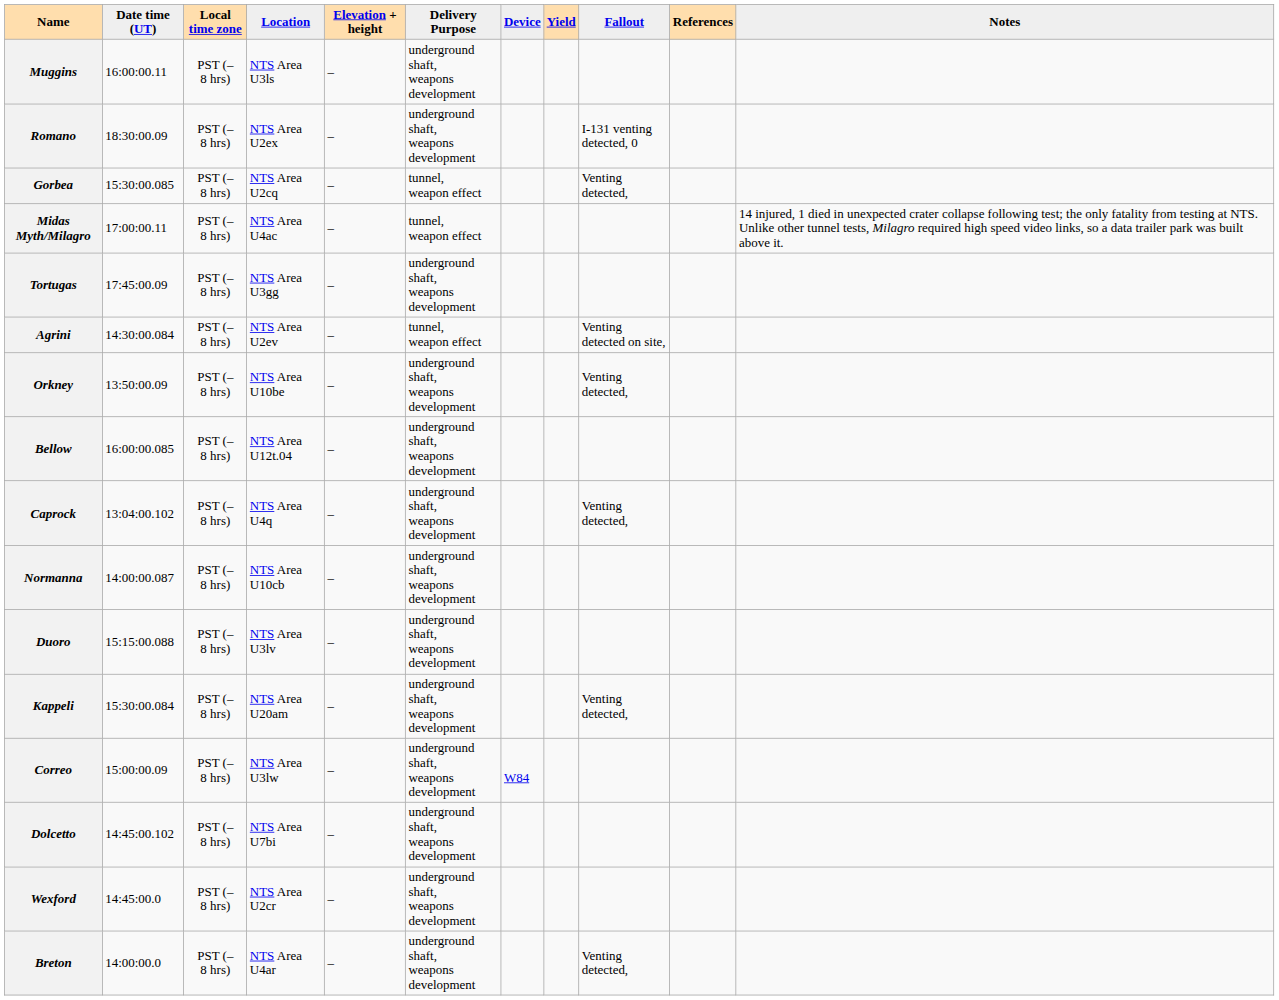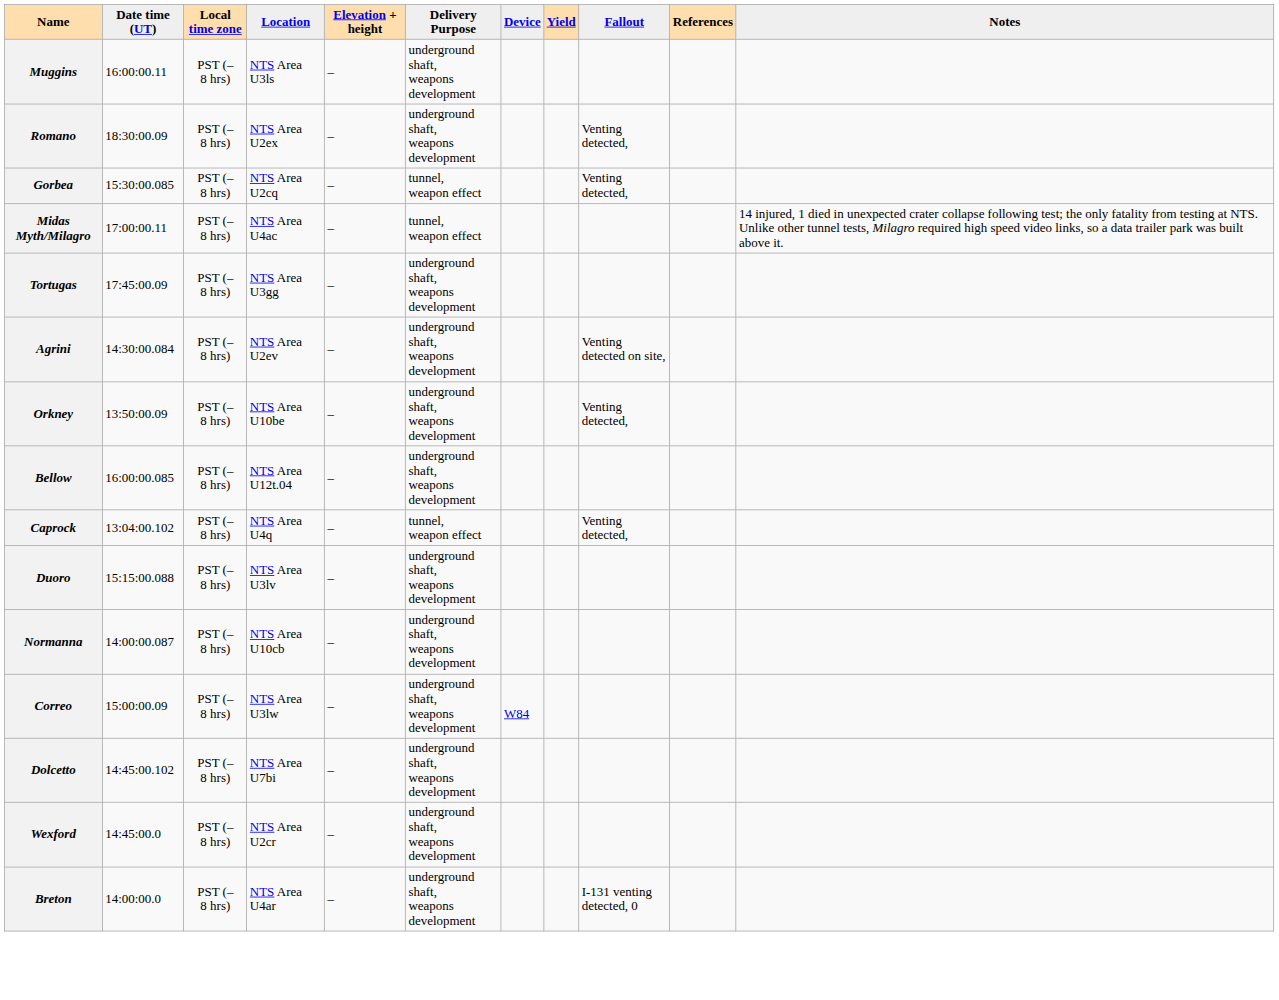(617, 136) I-131 venting detected, 0 -> (605, 136) Venting detected,
(445, 334) tunnel, weapon effect -> (442, 349) underground shaft, weapons development
(442, 513) underground shaft, weapons development -> (445, 527) tunnel, weapon effect
rows swapped: (53, 641) <-> (53, 577)
- row: (53, 706)
(605, 963) Venting detected, -> (617, 898) I-131 venting detected, 0
